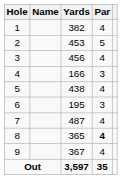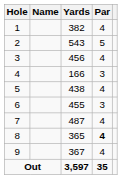(77, 43) 453 -> (77, 43) 543
(77, 105) 195 -> (77, 105) 455
